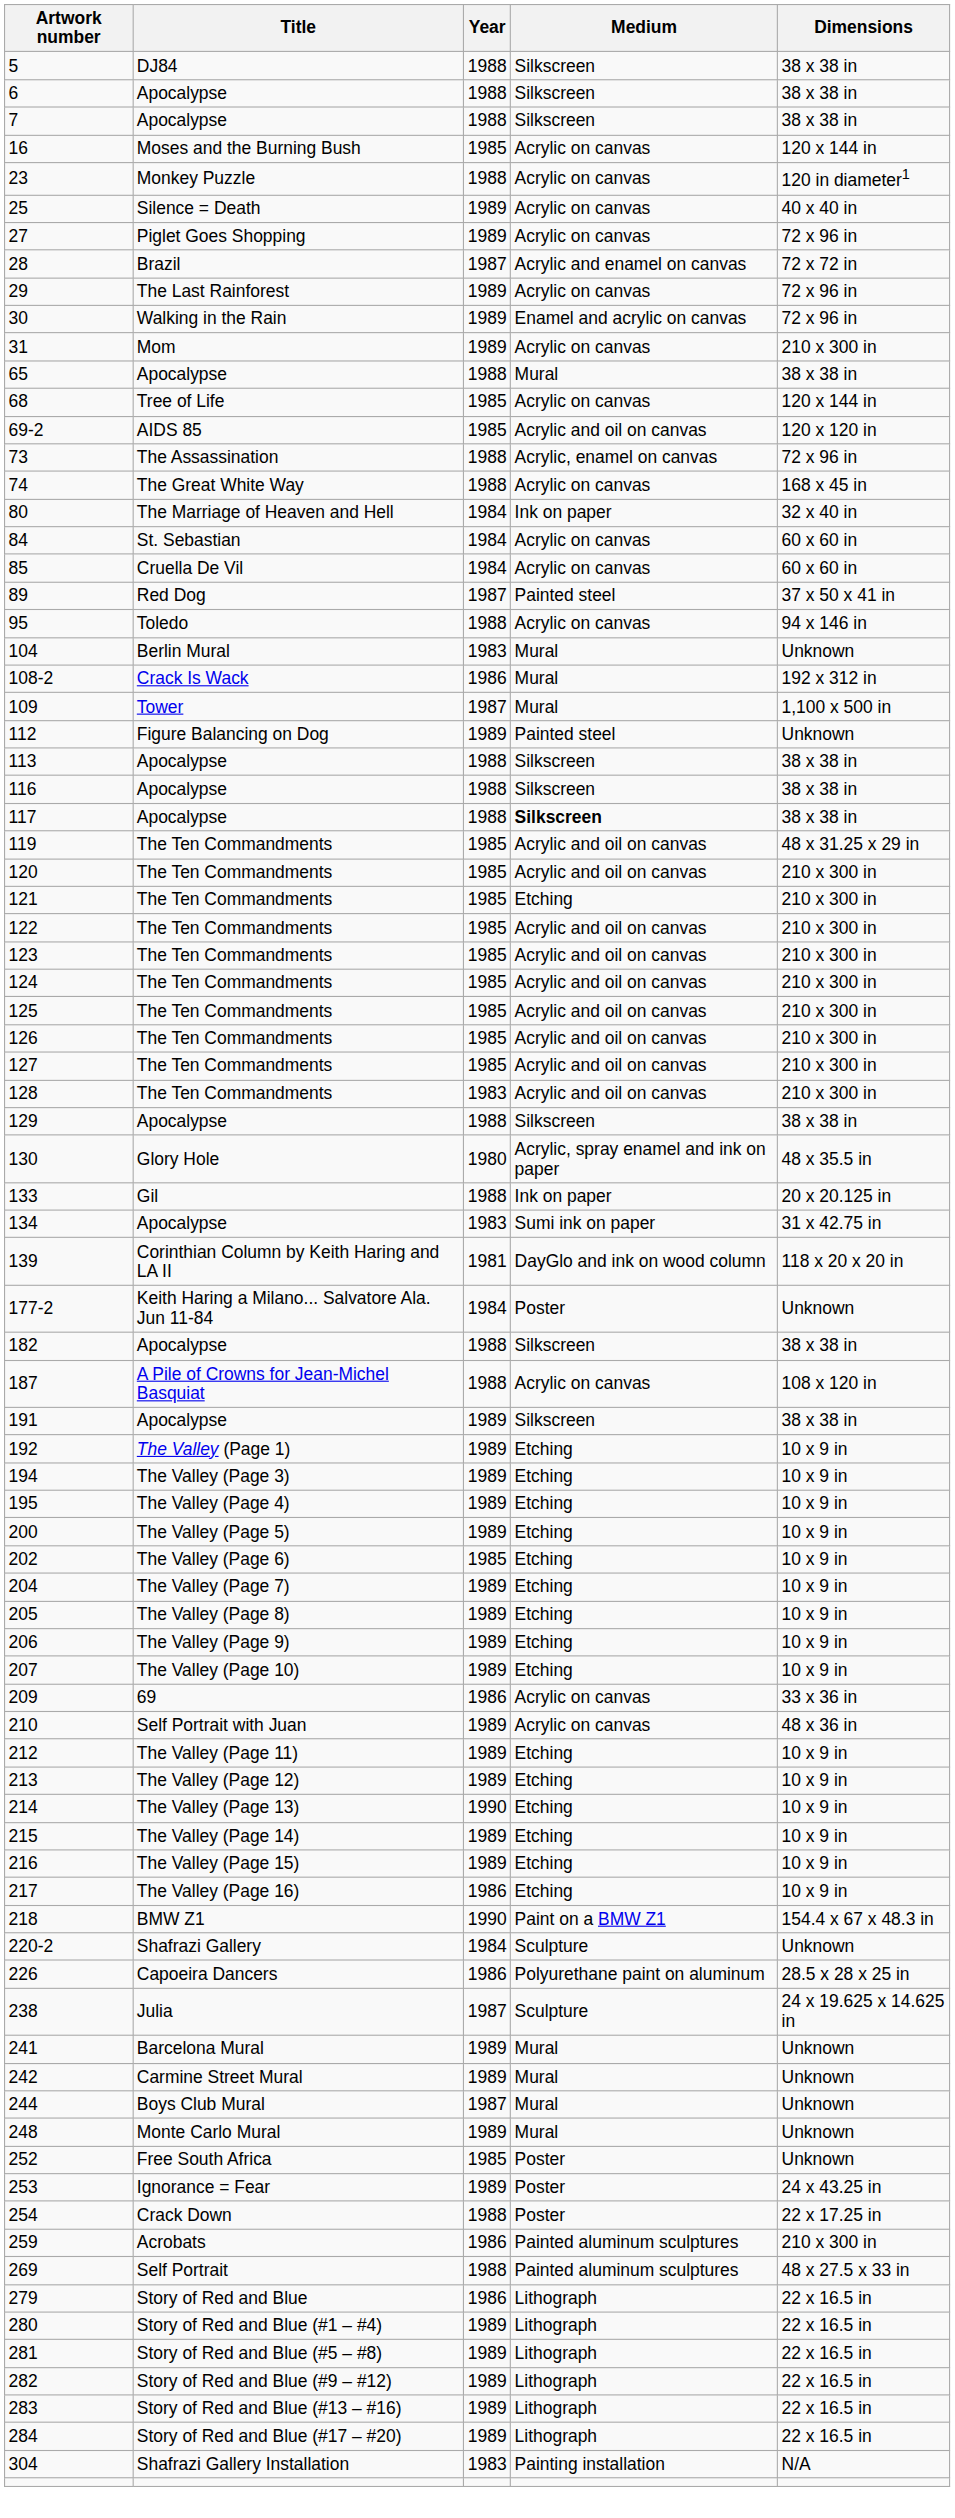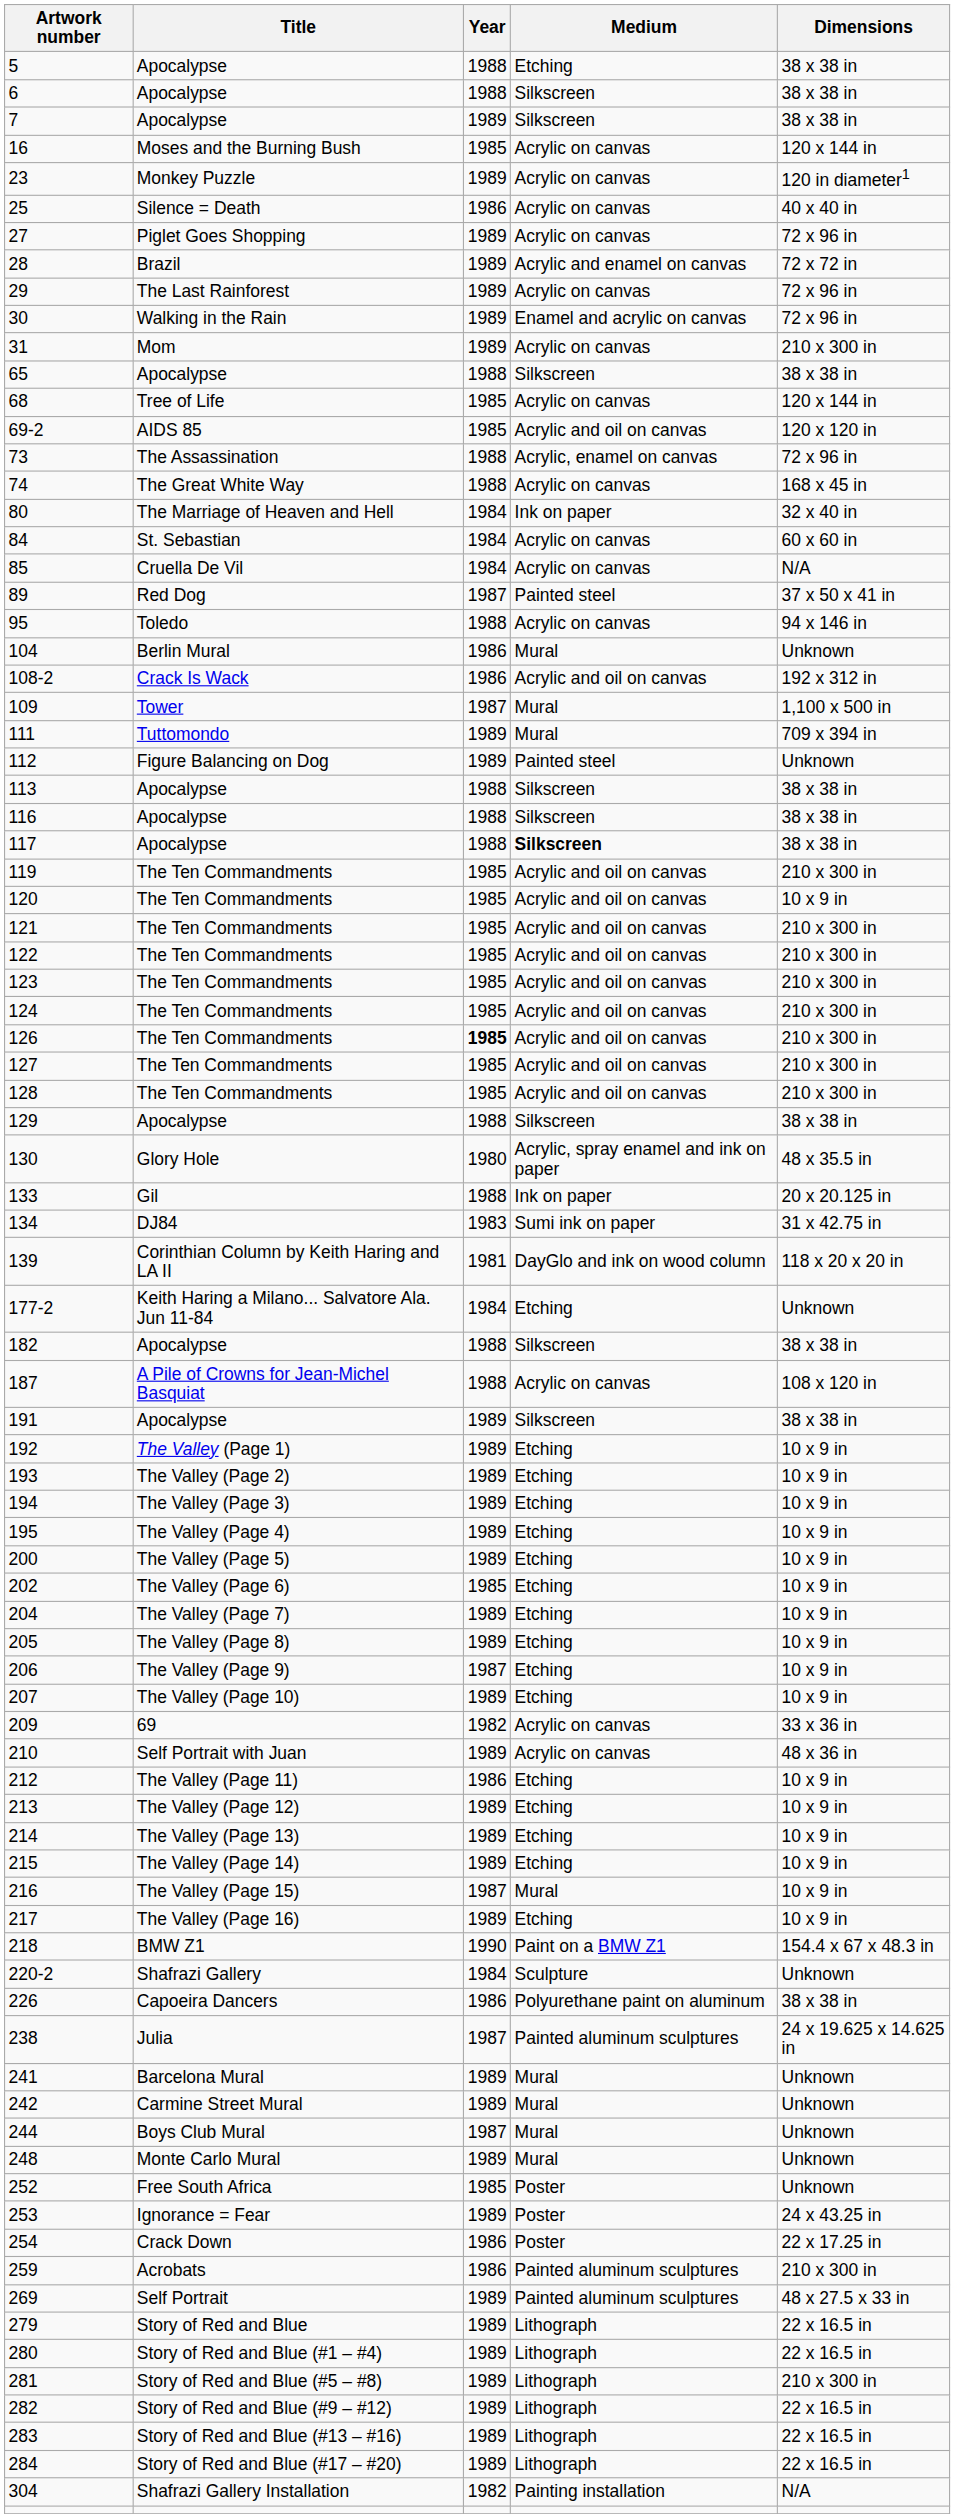(157, 65) DJ84 -> (182, 65) Apocalypse
(555, 65) Silkscreen -> (544, 65) Etching
(487, 120) 1988 -> (487, 120) 1989
(487, 178) 1988 -> (487, 178) 1989
(487, 208) 1989 -> (487, 208) 1986
(487, 263) 1987 -> (487, 263) 1989
(536, 374) Mural -> (555, 374) Silkscreen
(819, 568) 60 x 60 in -> (796, 568) N/A
(487, 651) 1983 -> (487, 651) 1986
(536, 678) Mural -> (611, 678) Acrylic and oil on canvas
+ row: (22, 734)
(850, 844) 48 x 31.25 x 29 in -> (829, 872) 210 x 300 in
(829, 872) 210 x 300 in -> (815, 900) 10 x 9 in
(544, 900) Etching -> (611, 927) Acrylic and oil on canvas
- row: (23, 1010)
(487, 1038) normal -> (487, 1038) bold
(487, 1093) 1983 -> (487, 1093) 1985
(182, 1223) Apocalypse -> (157, 1223) DJ84
(540, 1308) Poster -> (544, 1308) Etching
+ row: (23, 1476)
(487, 1642) 1989 -> (487, 1670) 1987
(487, 1697) 1986 -> (487, 1725) 1982
(487, 1753) 1989 -> (487, 1780) 1986
(487, 1808) 1990 -> (487, 1835) 1989
(487, 1863) 1989 -> (487, 1891) 1987
(544, 1863) Etching -> (536, 1891) Mural
(487, 1891) 1986 -> (487, 1918) 1989
(846, 1974) 28.5 x 28 x 25 in -> (819, 2001) 38 x 38 in
(551, 2011) Sculpture -> (627, 2039) Painted aluminum sculptures
(487, 2215) 1988 -> (487, 2242) 1986
(487, 2270) 1988 -> (487, 2298) 1989
(487, 2298) 1986 -> (487, 2325) 1989
(827, 2353) 22 x 16.5 in -> (829, 2381) 210 x 300 in
(487, 2464) 1983 -> (487, 2491) 1982
